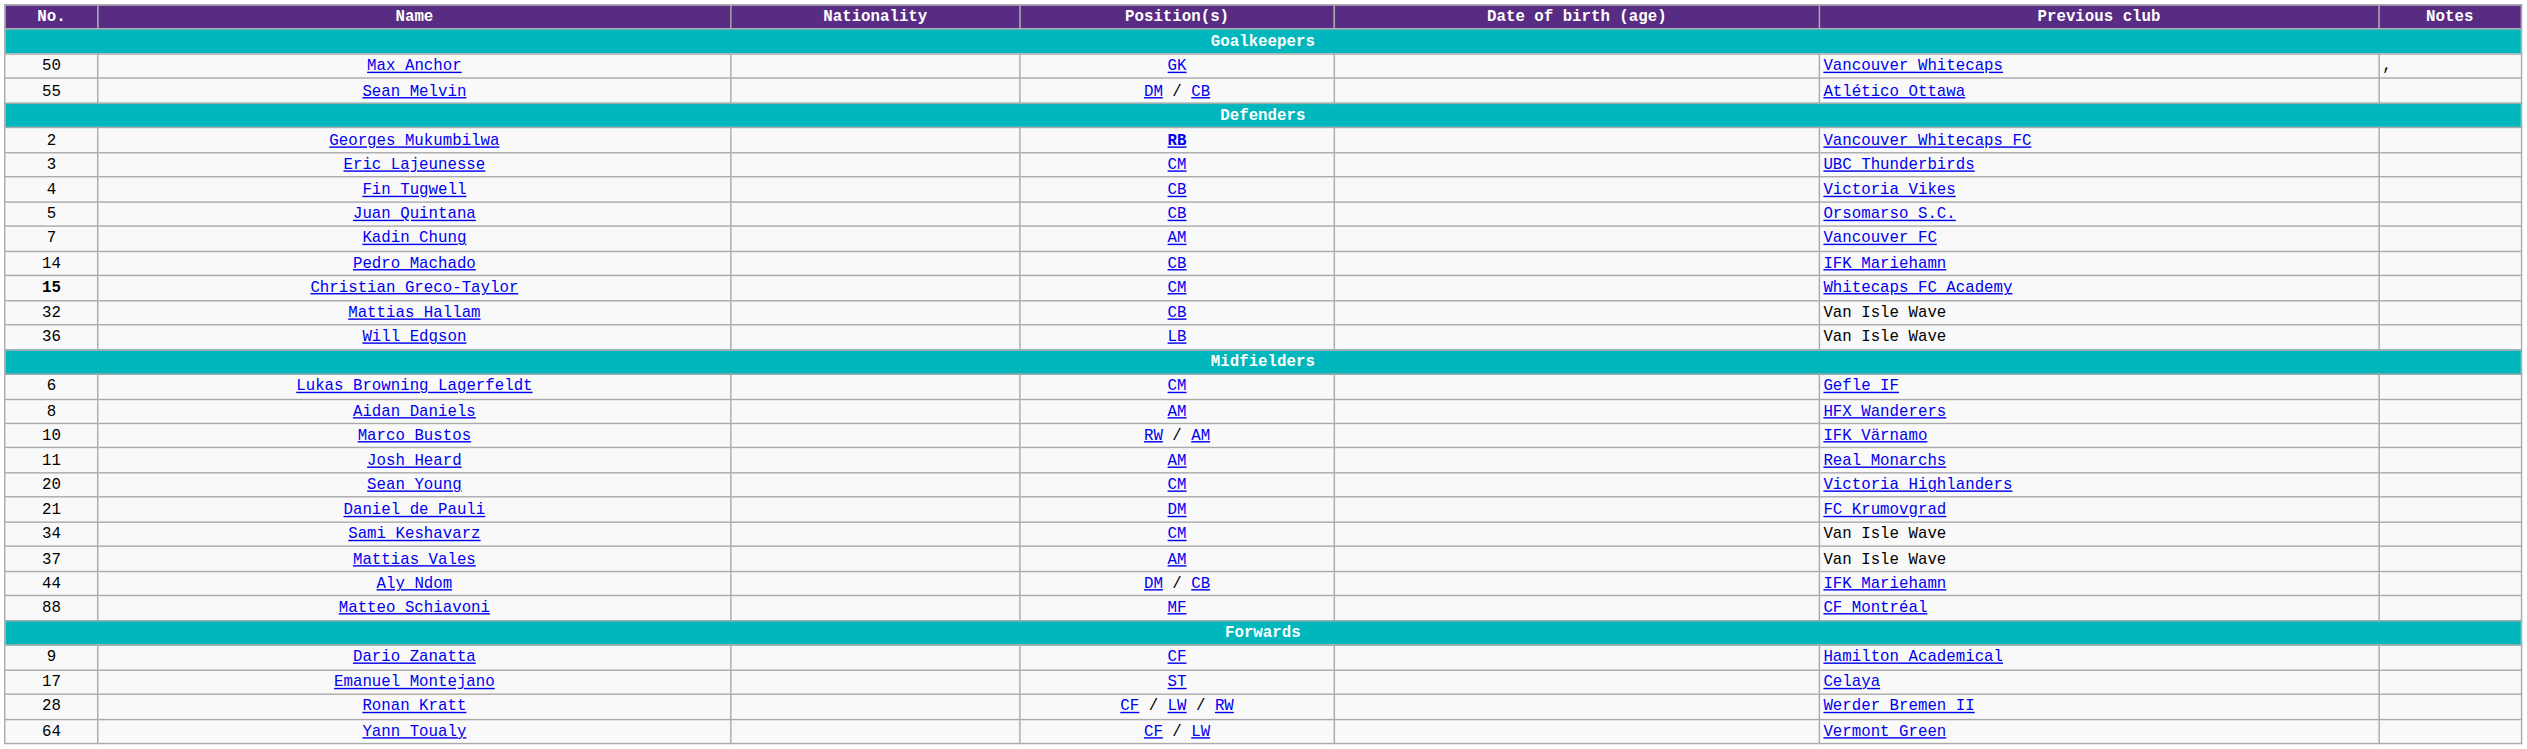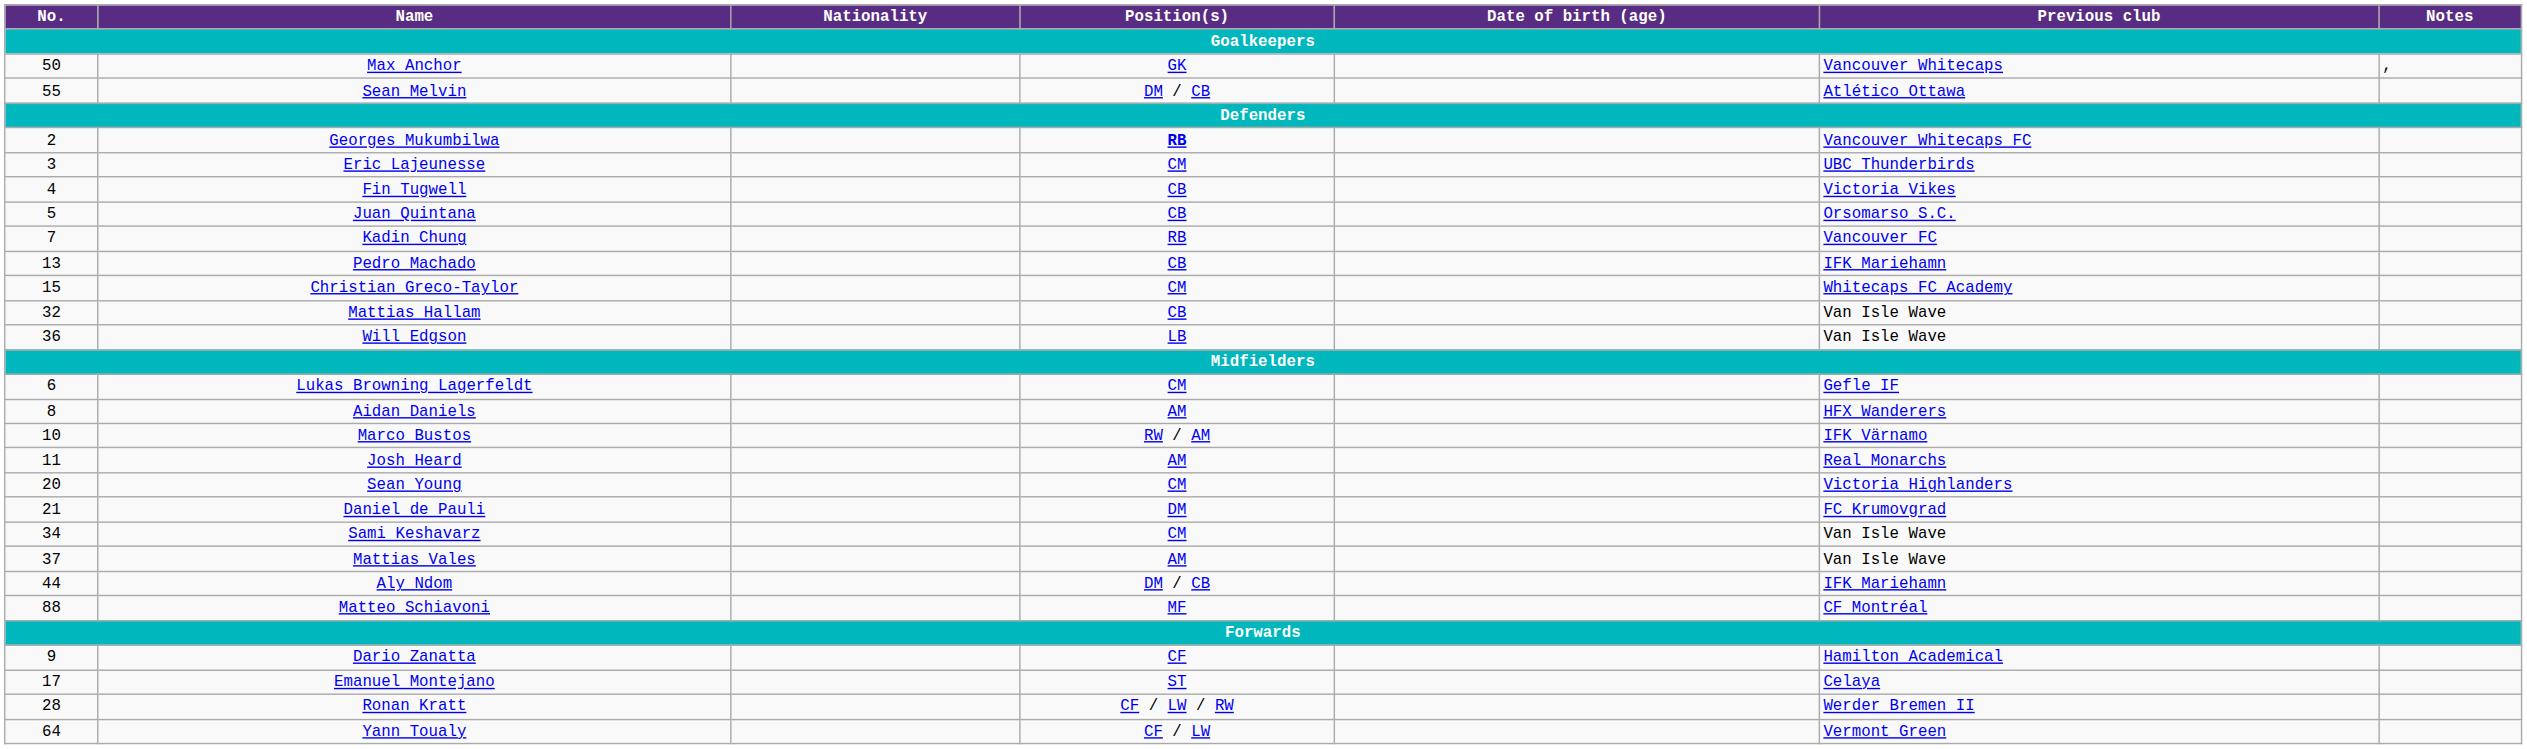(1177, 239) AM -> (1177, 239) RB
(51, 264) 14 -> (51, 264) 13
(51, 288) bold -> (51, 288) normal
